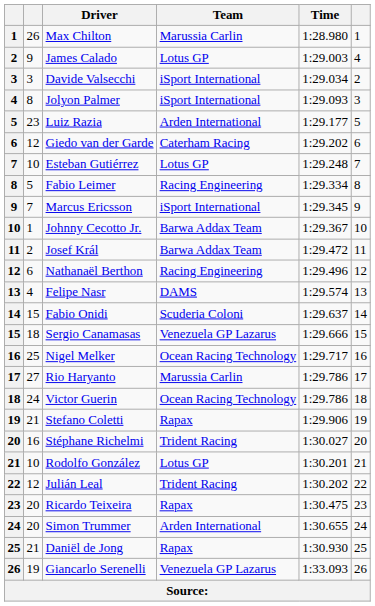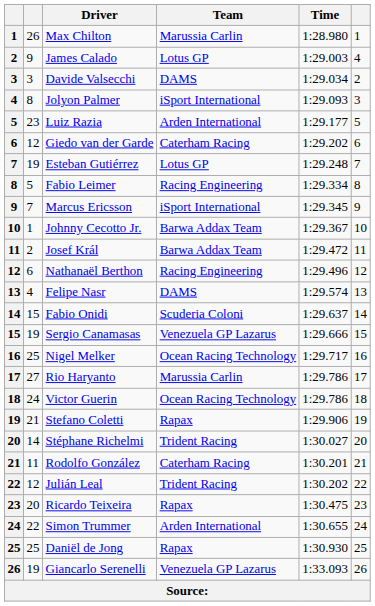(210, 78) iSport International -> (178, 78) DAMS
(33, 163) 10 -> (33, 163) 19
(33, 334) 18 -> (33, 334) 19
(33, 441) 16 -> (33, 441) 14
(33, 462) 10 -> (33, 462) 11
(184, 462) Lotus GP -> (205, 462) Caterham Racing
(33, 526) 20 -> (33, 526) 22
(33, 547) 21 -> (33, 547) 25
